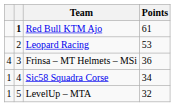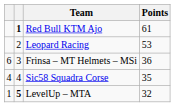(9, 61) 4 -> (9, 61) 6
(9, 77) 1 -> (9, 77) 4
(147, 77) 34 -> (147, 77) 35
(19, 94) normal -> (19, 94) bold
